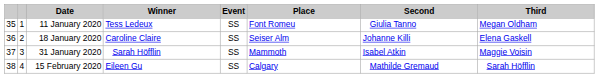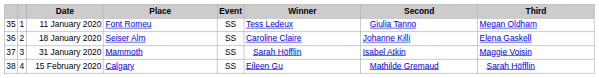columns swapped: (304, 11) <-> (162, 11)
